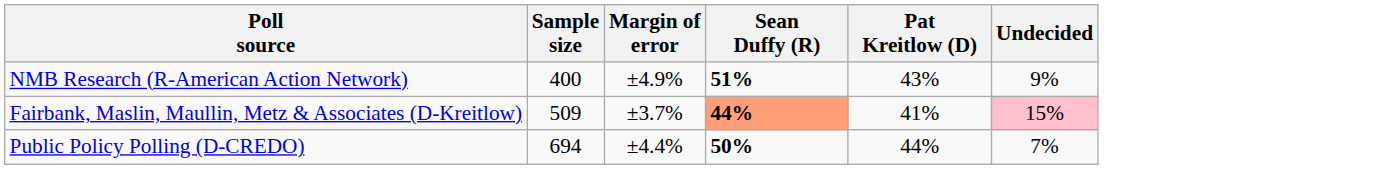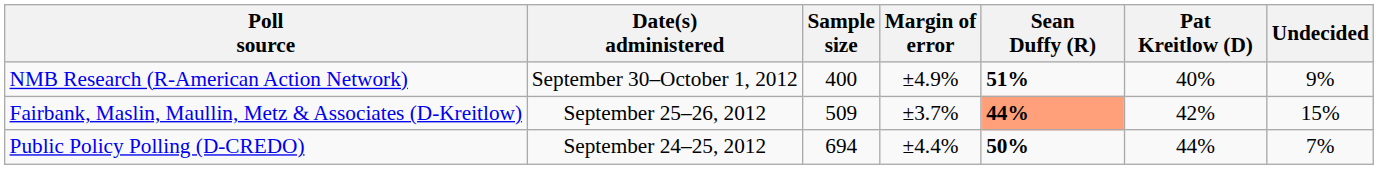+ column: (665, 33)
(920, 79) 43% -> (1195, 79) 40%
(920, 112) 41% -> (1195, 112) 42%
(1044, 112) pink background -> (1320, 112) no background
